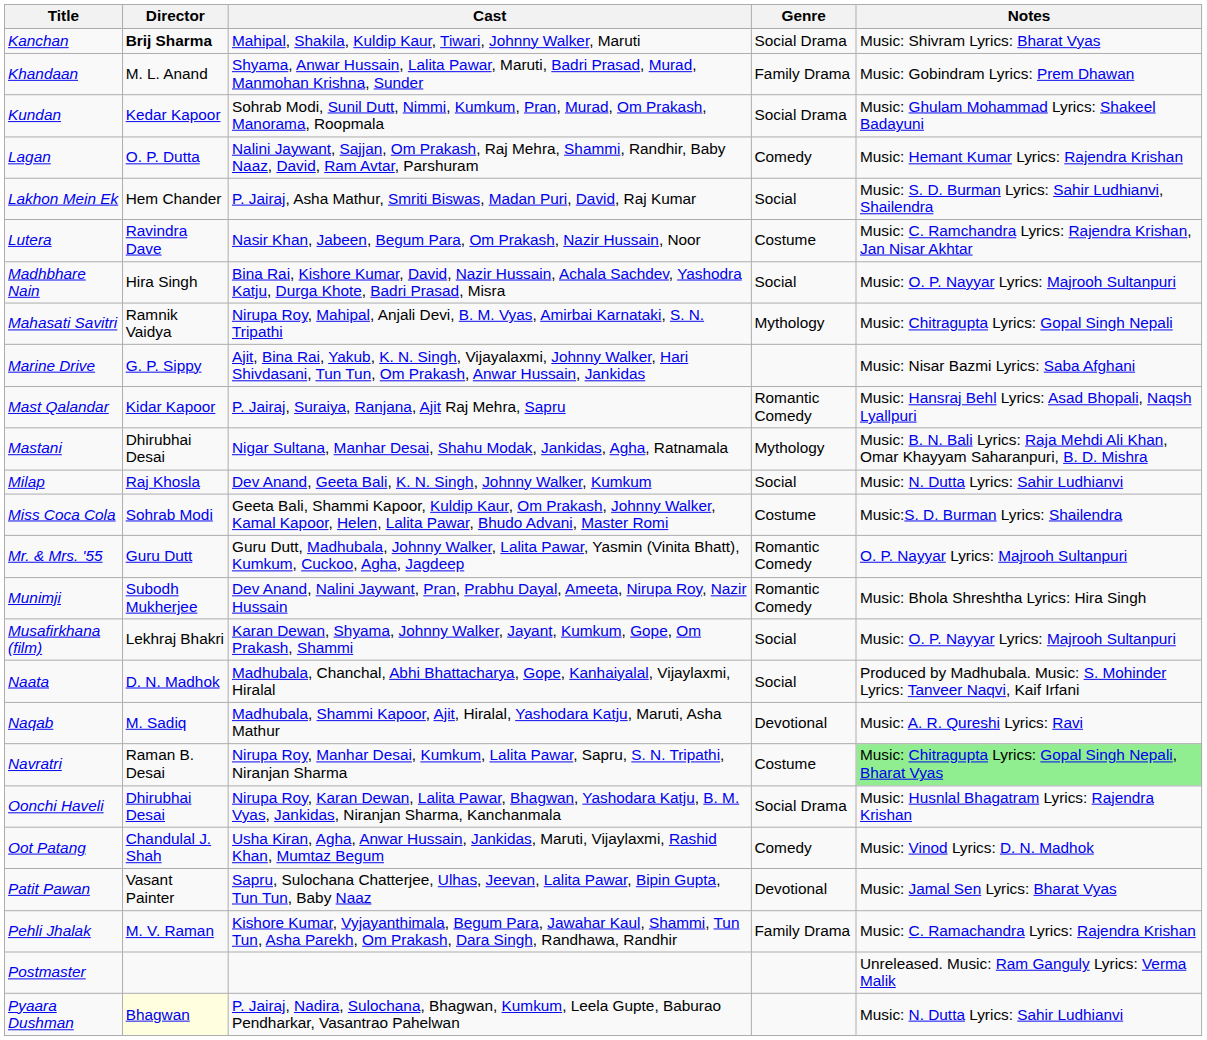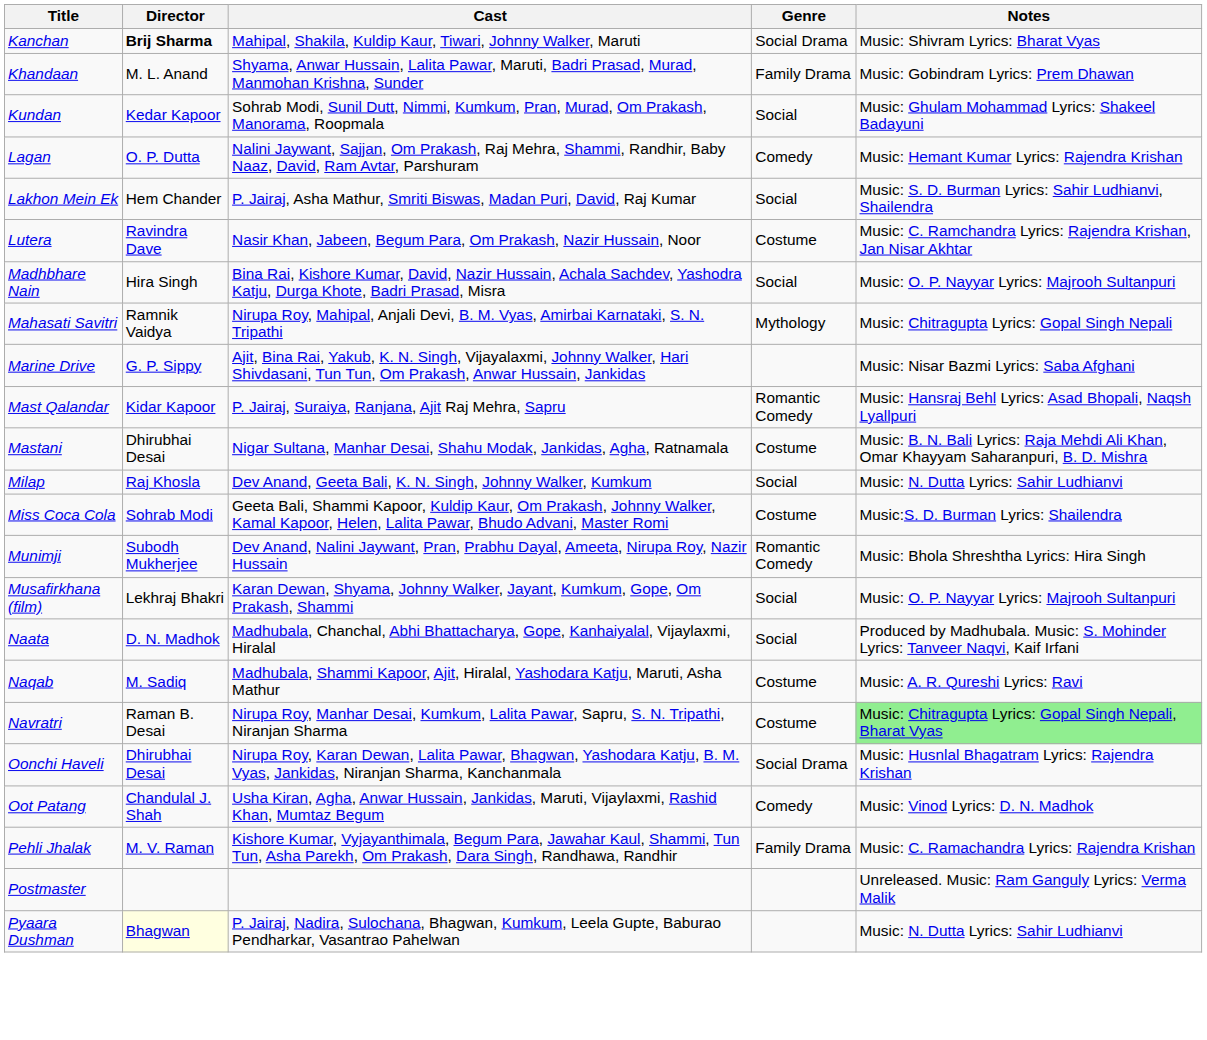(801, 115) Social Drama -> (776, 115) Social
(789, 448) Mythology -> (786, 448) Costume
- row: (55, 556)
(791, 722) Devotional -> (786, 681) Costume
- row: (49, 889)
